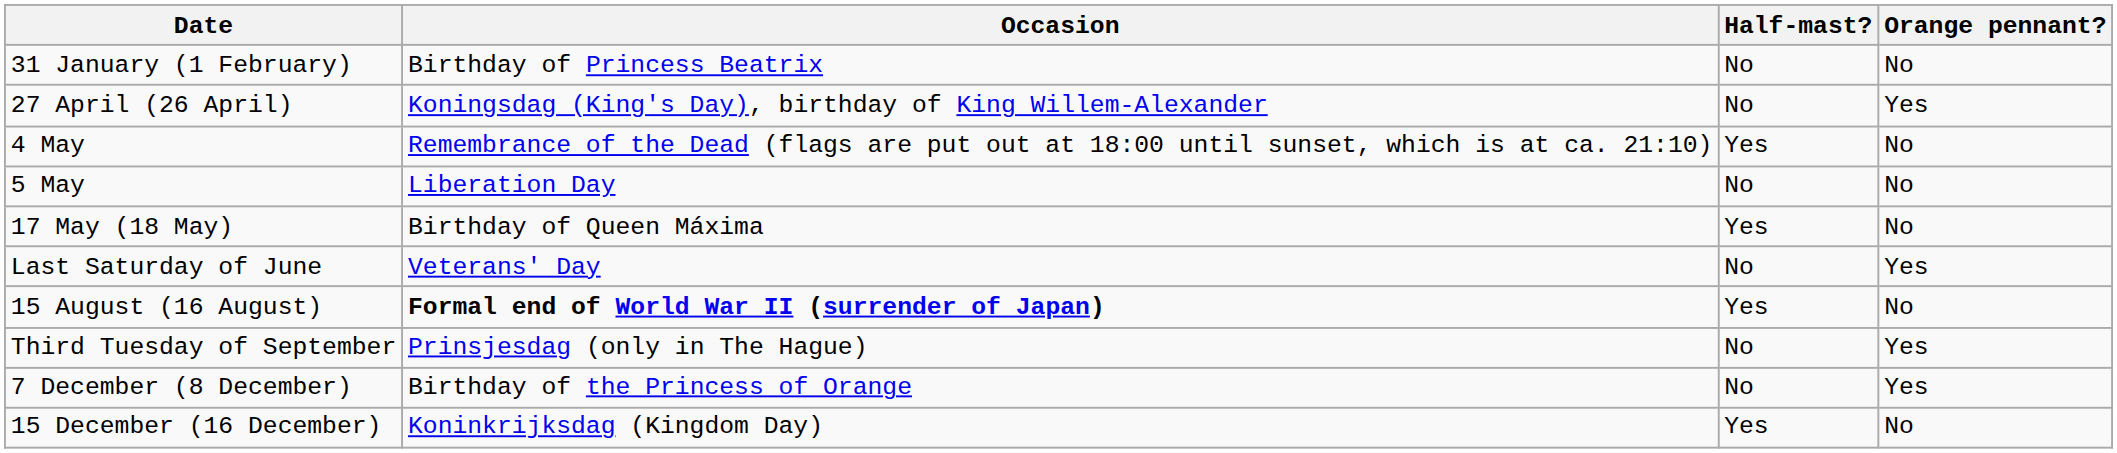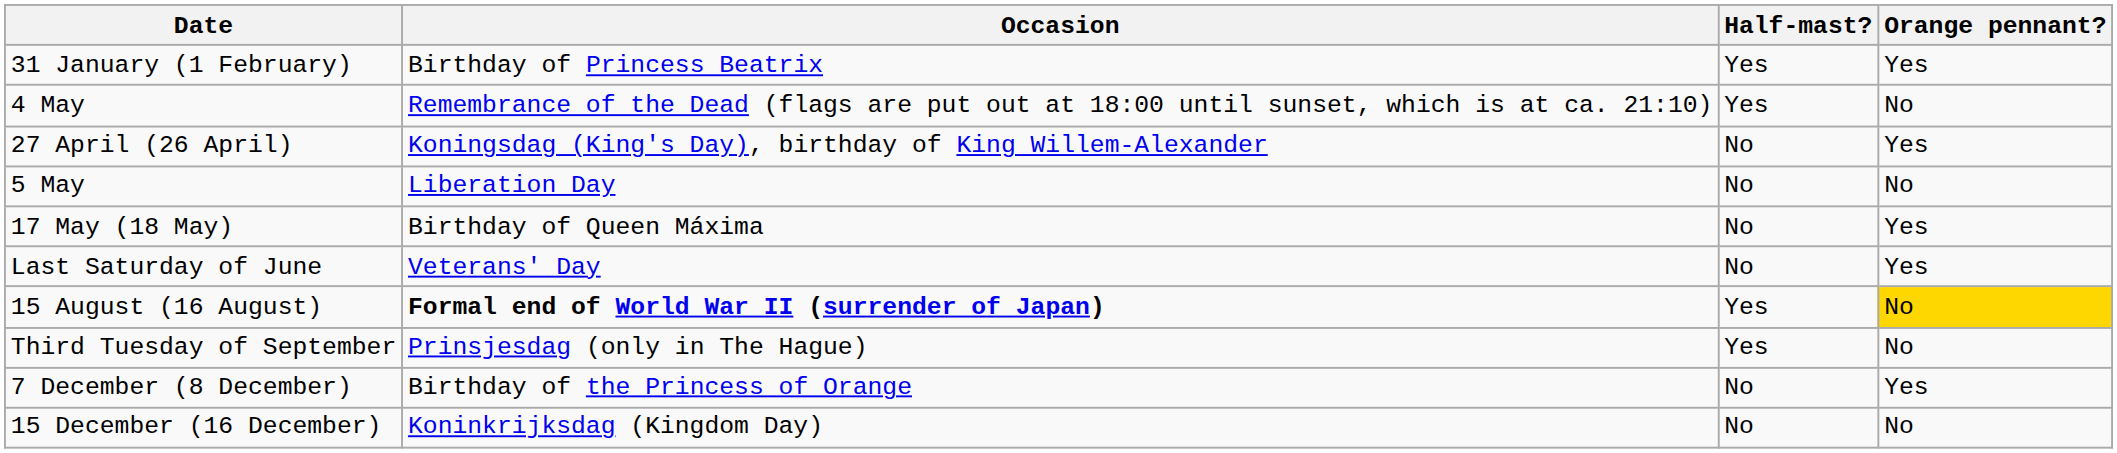(1739, 65) No -> (1746, 65) Yes
(1899, 65) No -> (1906, 65) Yes
rows swapped: (152, 106) <-> (48, 146)
(1746, 226) Yes -> (1739, 226) No
(1899, 226) No -> (1906, 226) Yes
(1899, 307) no background -> (1899, 307) gold background
(1739, 347) No -> (1746, 347) Yes
(1906, 347) Yes -> (1899, 347) No
(1746, 428) Yes -> (1739, 428) No
